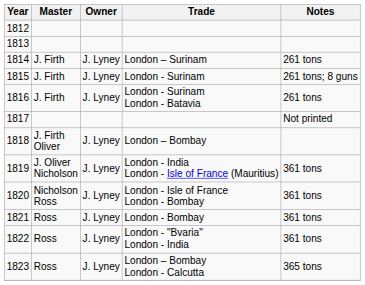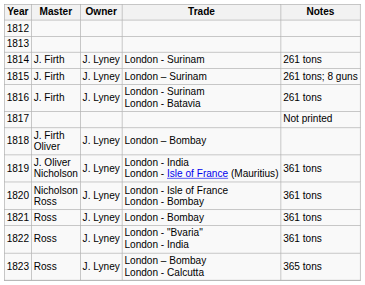(166, 60) London – Surinam -> (165, 60) London - Surinam
(165, 76) London - Surinam -> (166, 76) London – Surinam
